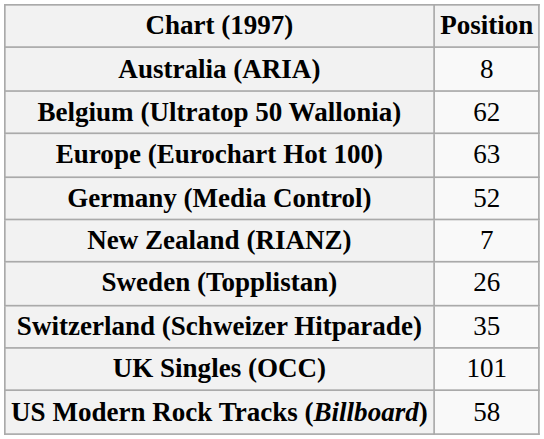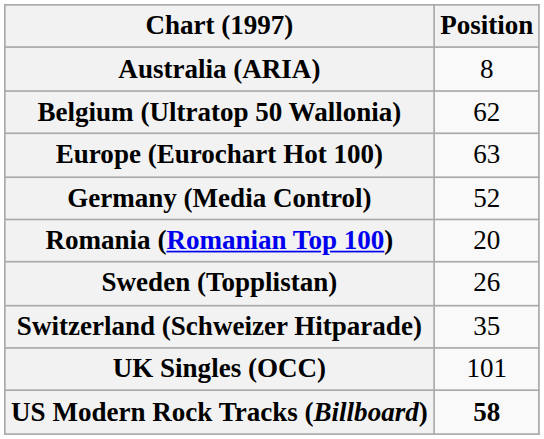- row: (219, 240)
+ row: (219, 240)
(487, 411) normal -> (487, 411) bold
